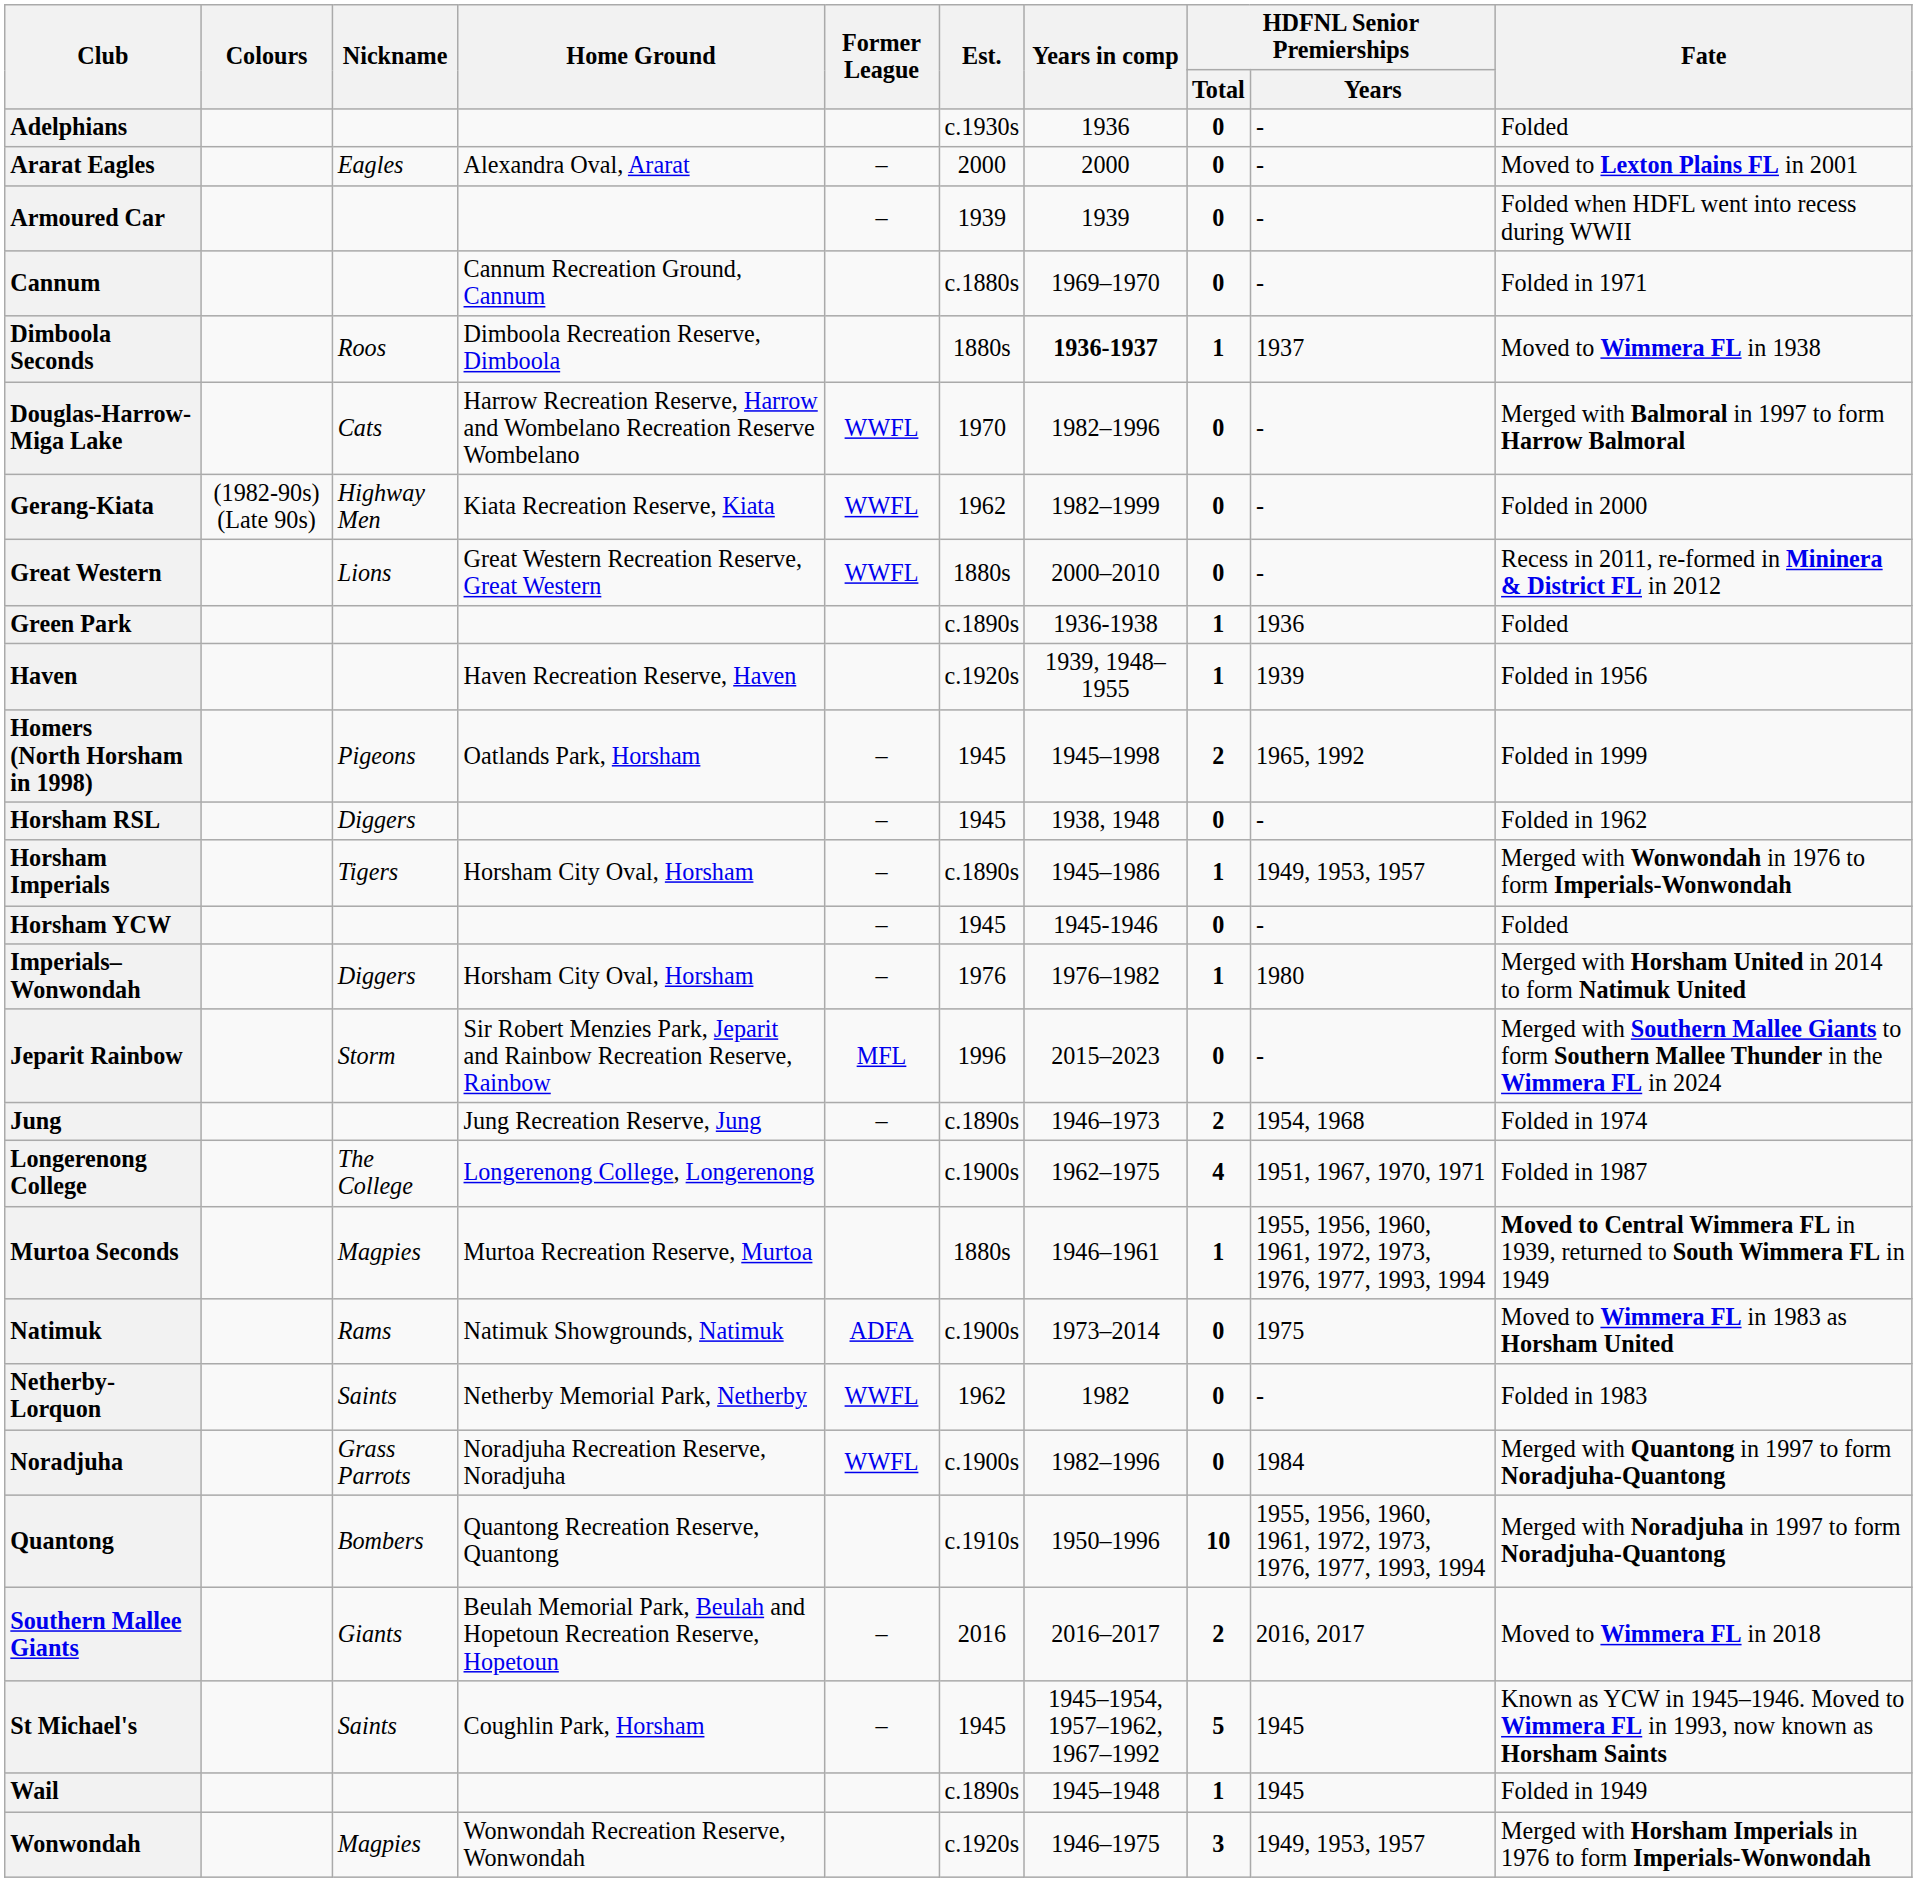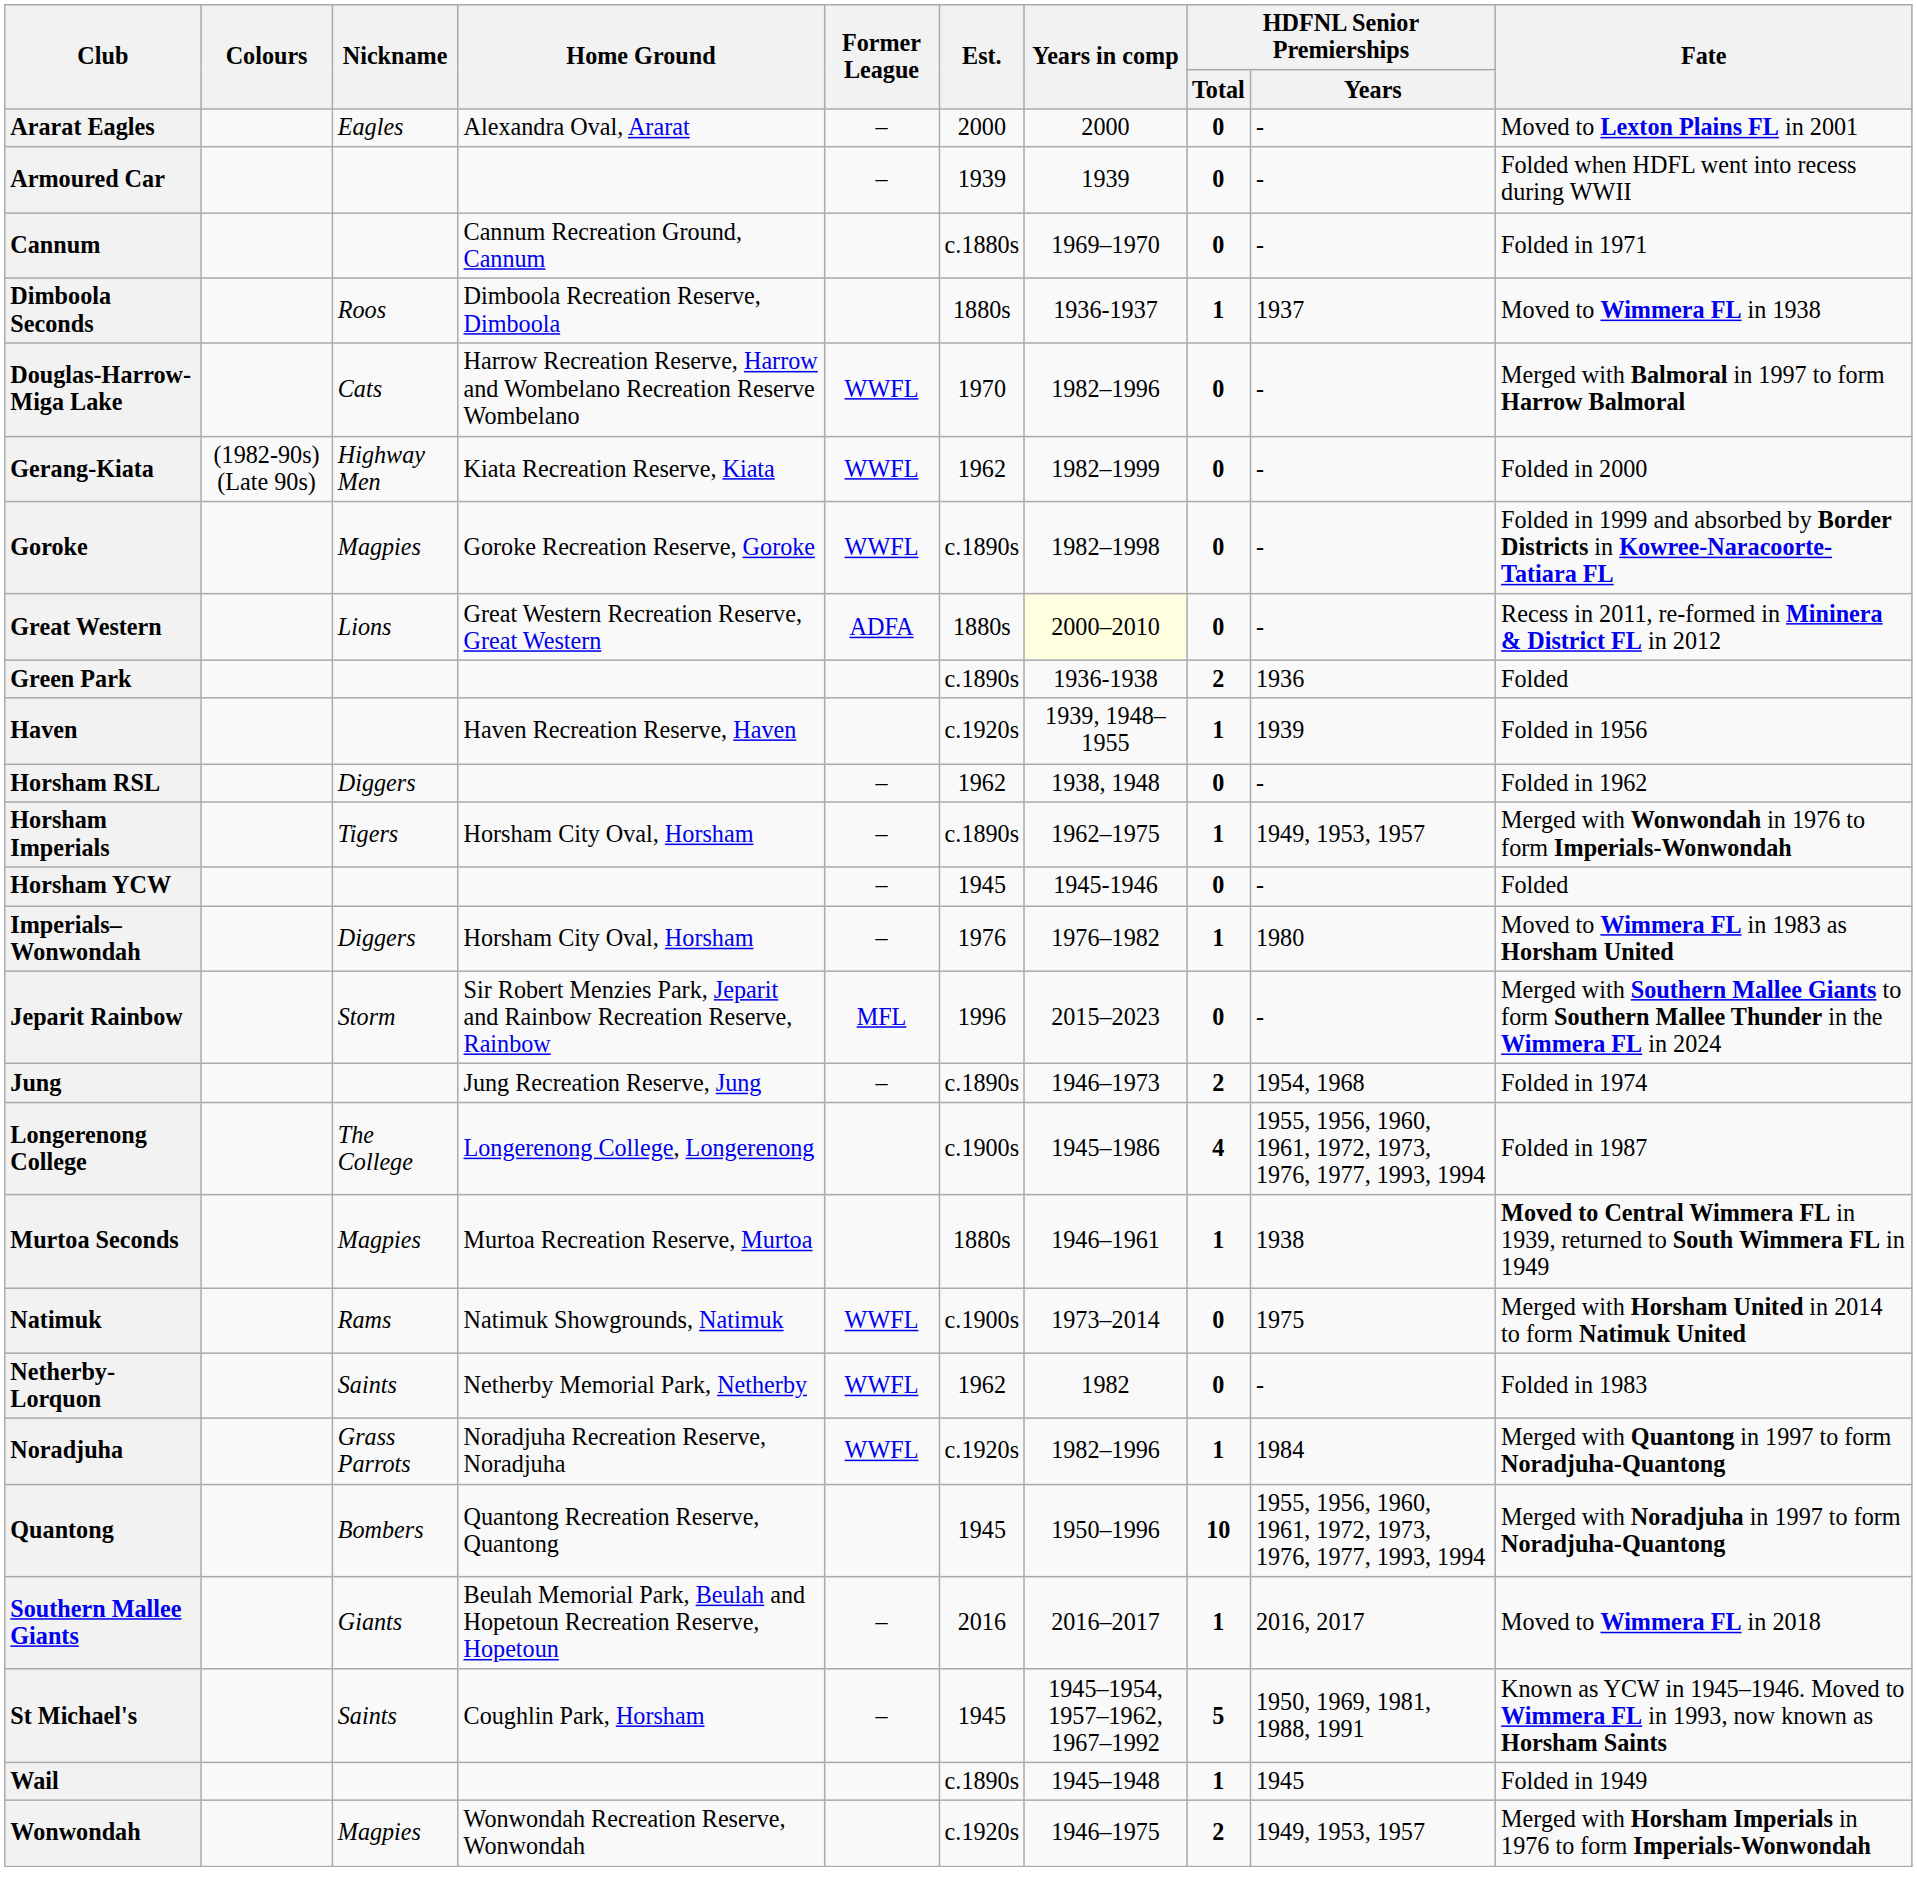- row: (69, 127)
(1106, 348) bold -> (1106, 310) normal
+ row: (49, 547)
(881, 572) WWFL -> (881, 626) ADFA
(1106, 572) no background -> (1106, 626) lightyellow background
(1218, 624) 1 -> (1218, 678) 2
- row: (97, 755)
(982, 820) 1945 -> (982, 782) 1962
(1106, 872) 1945–1986 -> (1106, 834) 1962–1975
(1692, 976) Merged with Horsham United in 2014 to form Natimuk United -> (1674, 938) Moved to Wimmera FL in 1983 as Horsham United
(1106, 1172) 1962–1975 -> (1106, 1148) 1945–1986
(1371, 1172) 1951, 1967, 1970, 1971 -> (1371, 1148) 1955, 1956, 1960, 1961, 1972, 1973, 1976, 1977, 1993, 1994
(1371, 1252) 1955, 1956, 1960, 1961, 1972, 1973, 1976, 1977, 1993, 1994 -> (1280, 1240) 1938
(881, 1331) ADFA -> (881, 1319) WWFL
(1674, 1331) Moved to Wimmera FL in 1983 as Horsham United -> (1692, 1319) Merged with Horsham United in 2014 to form Natimuk United
(982, 1462) c.1900s -> (982, 1450) c.1920s
(1218, 1462) 0 -> (1218, 1450) 1
(982, 1541) c.1910s -> (982, 1530) 1945
(1218, 1633) 2 -> (1218, 1622) 1
(1280, 1726) 1945 -> (1343, 1715) 1950, 1969, 1981, 1988, 1991
(1218, 1843) 3 -> (1218, 1832) 2
